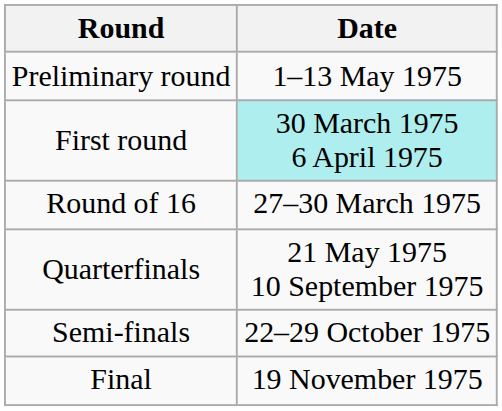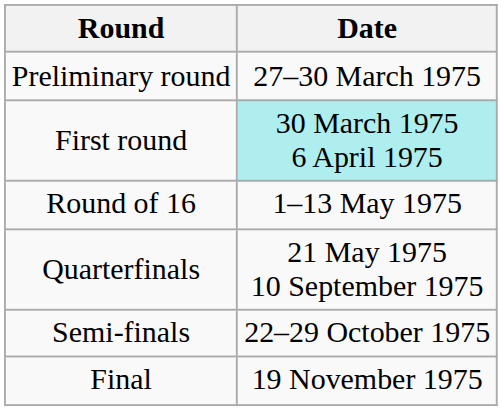(367, 75) 1–13 May 1975 -> (367, 75) 27–30 March 1975
(367, 204) 27–30 March 1975 -> (367, 204) 1–13 May 1975
